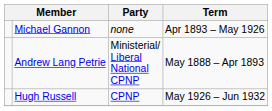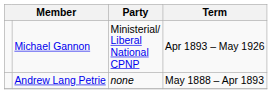(122, 29) none -> (135, 46) Ministerial/ Liberal National CPNP
(135, 63) Ministerial/ Liberal National CPNP -> (122, 80) none
- row: (45, 97)
